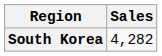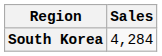(132, 40) 4,282 -> (132, 40) 4,284
